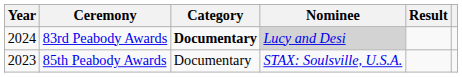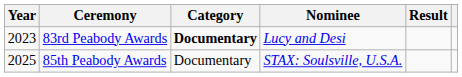(22, 38) 2024 -> (22, 38) 2023
(305, 38) lightgrey background -> (305, 38) no background
(22, 60) 2023 -> (22, 60) 2025
